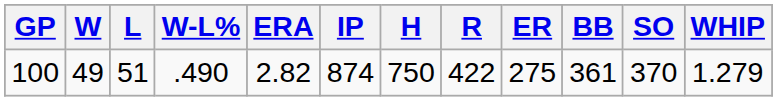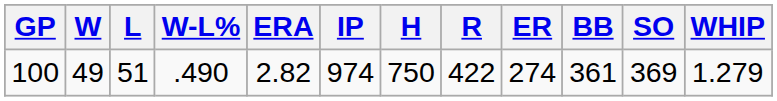(350, 72) 874 -> (350, 72) 974
(532, 72) 275 -> (532, 72) 274
(654, 72) 370 -> (654, 72) 369
